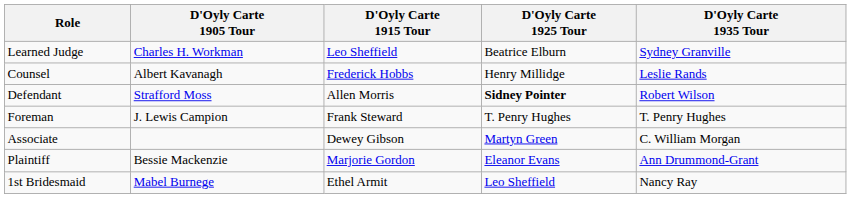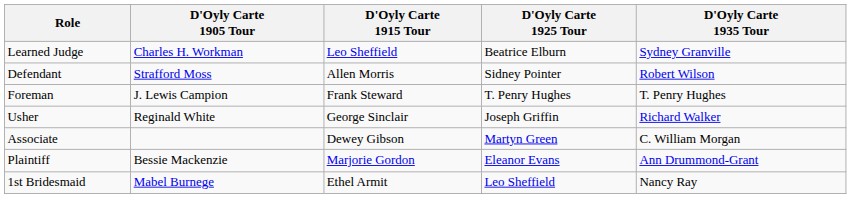- row: (29, 74)
(525, 96) bold -> (523, 74) normal
+ row: (23, 117)
